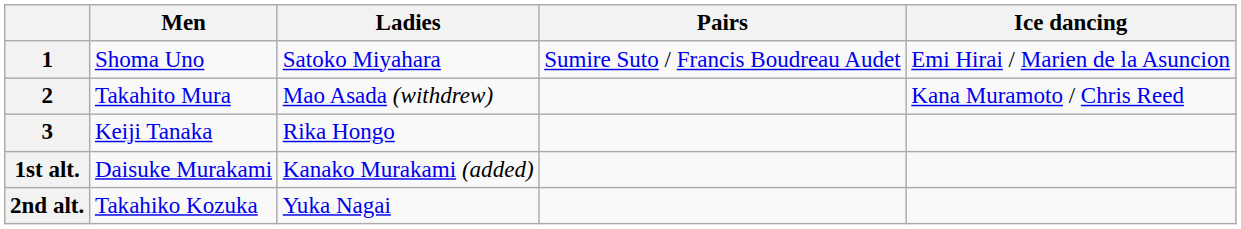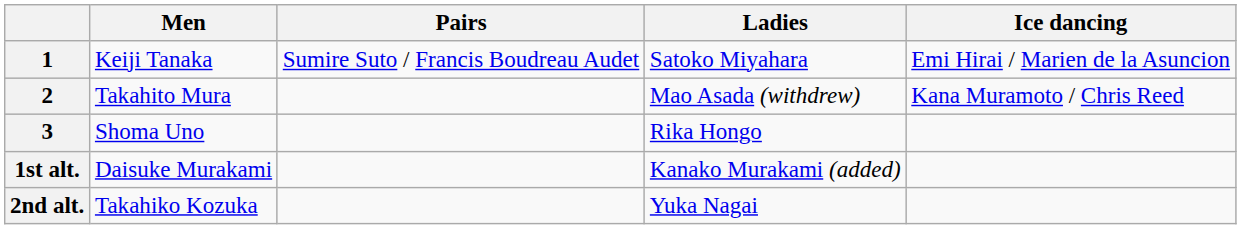columns swapped: (408, 22) <-> (722, 22)
(150, 59) Shoma Uno -> (154, 59) Keiji Tanaka
(154, 132) Keiji Tanaka -> (150, 132) Shoma Uno
